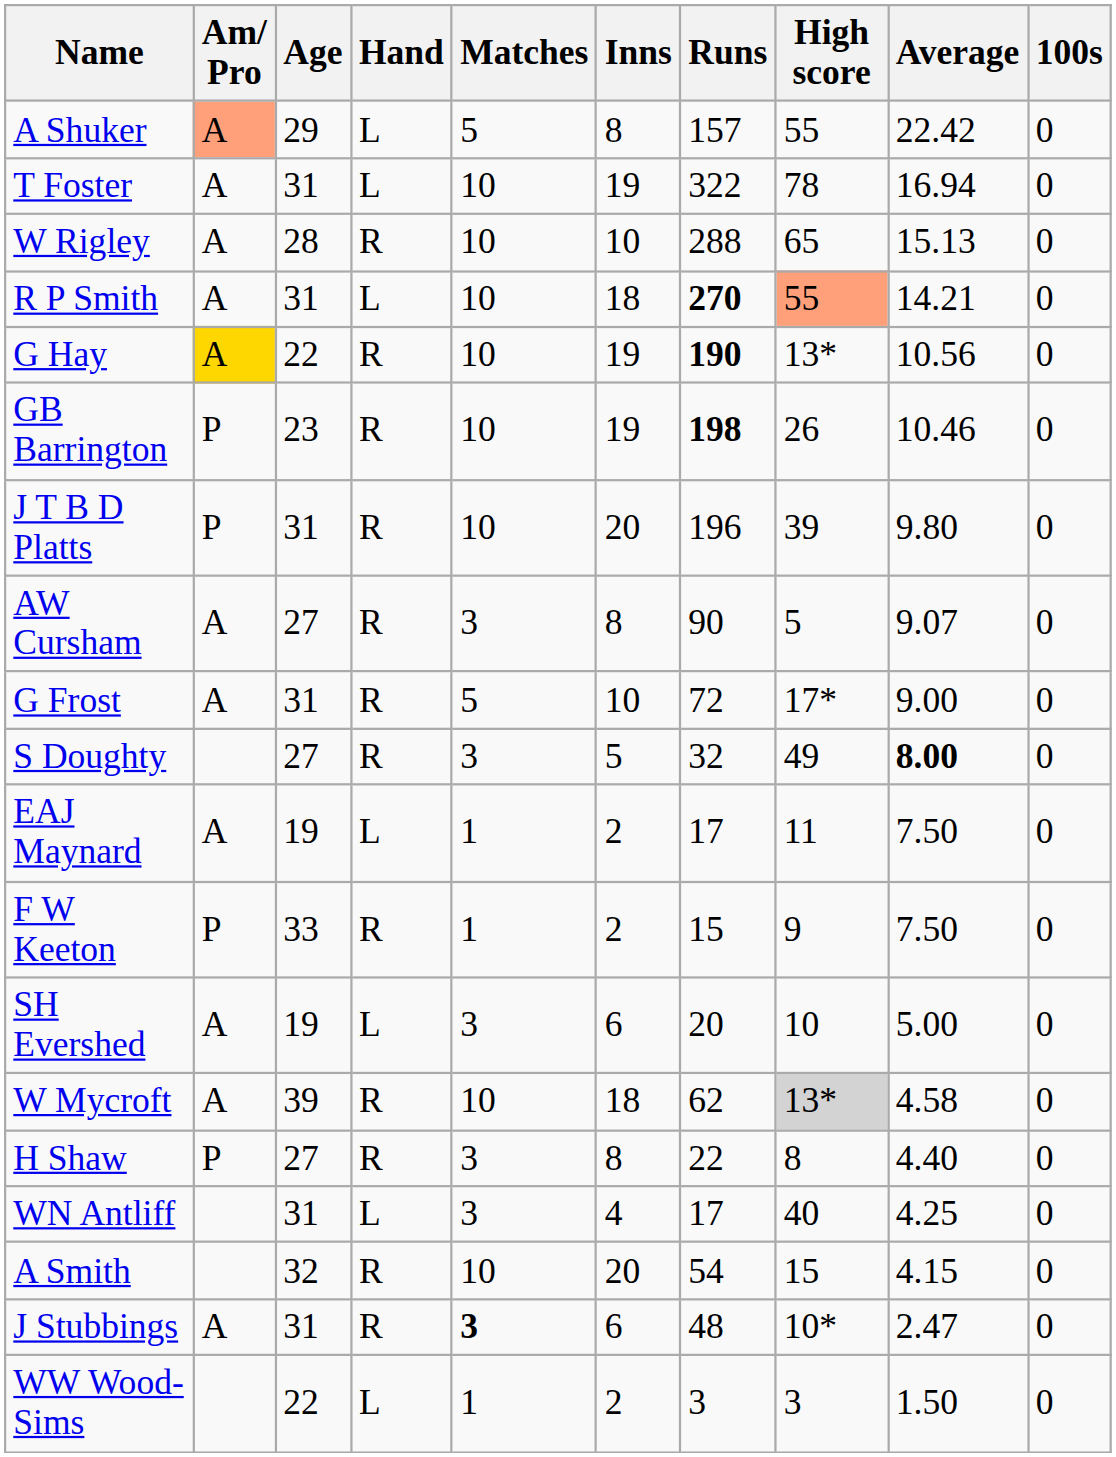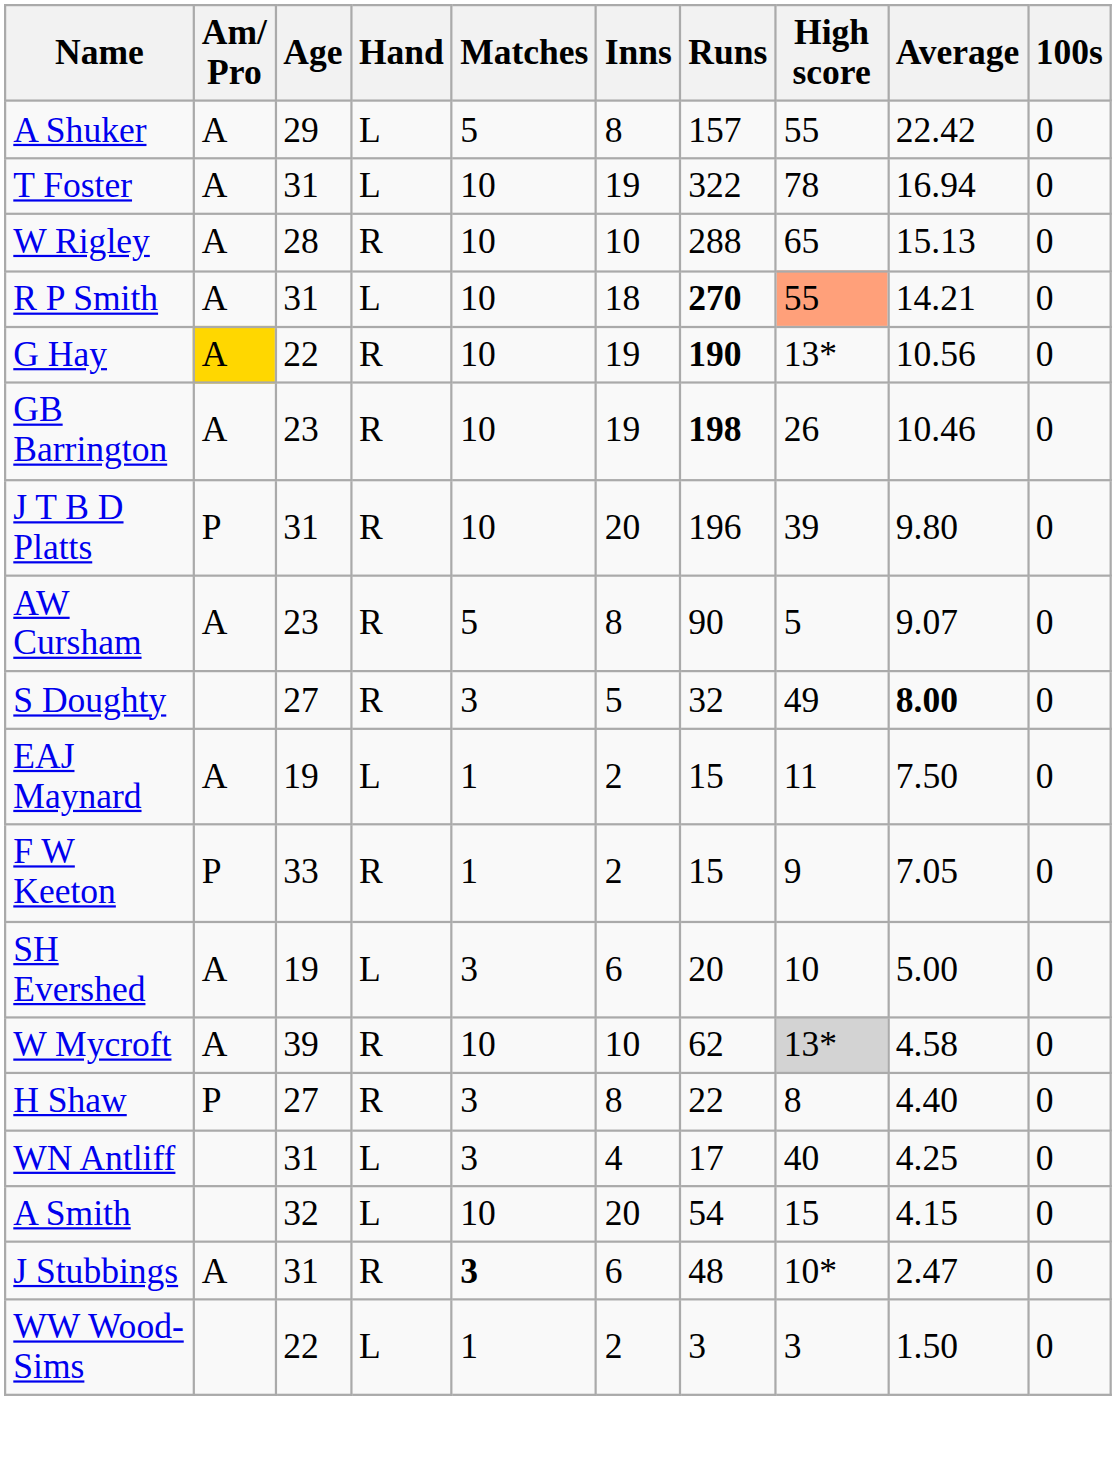(215, 128) lightsalmon background -> (215, 128) no background
(212, 430) P -> (215, 430) A
(301, 623) 27 -> (301, 623) 23
(469, 623) 3 -> (469, 623) 5
- row: (67, 699)
(706, 832) 17 -> (706, 775) 15
(927, 928) 7.50 -> (927, 872) 7.05
(623, 1101) 18 -> (623, 1044) 10
(371, 1270) R -> (370, 1213) L
